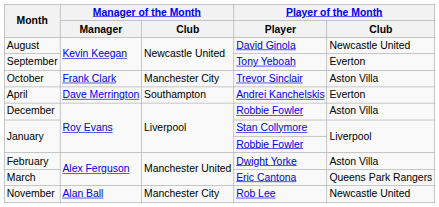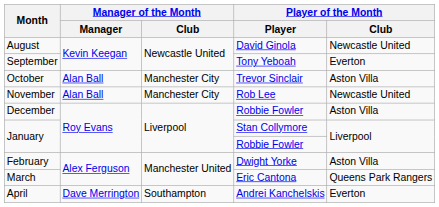(89, 78) Frank Clark -> (83, 78) Alan Ball
rows swapped: (31, 194) <-> (17, 95)
